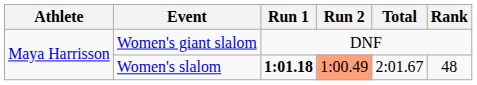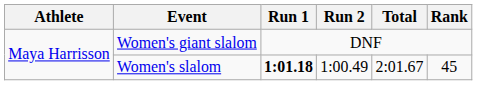(344, 67) lightsalmon background -> (344, 67) no background
(449, 67) 48 -> (449, 67) 45
